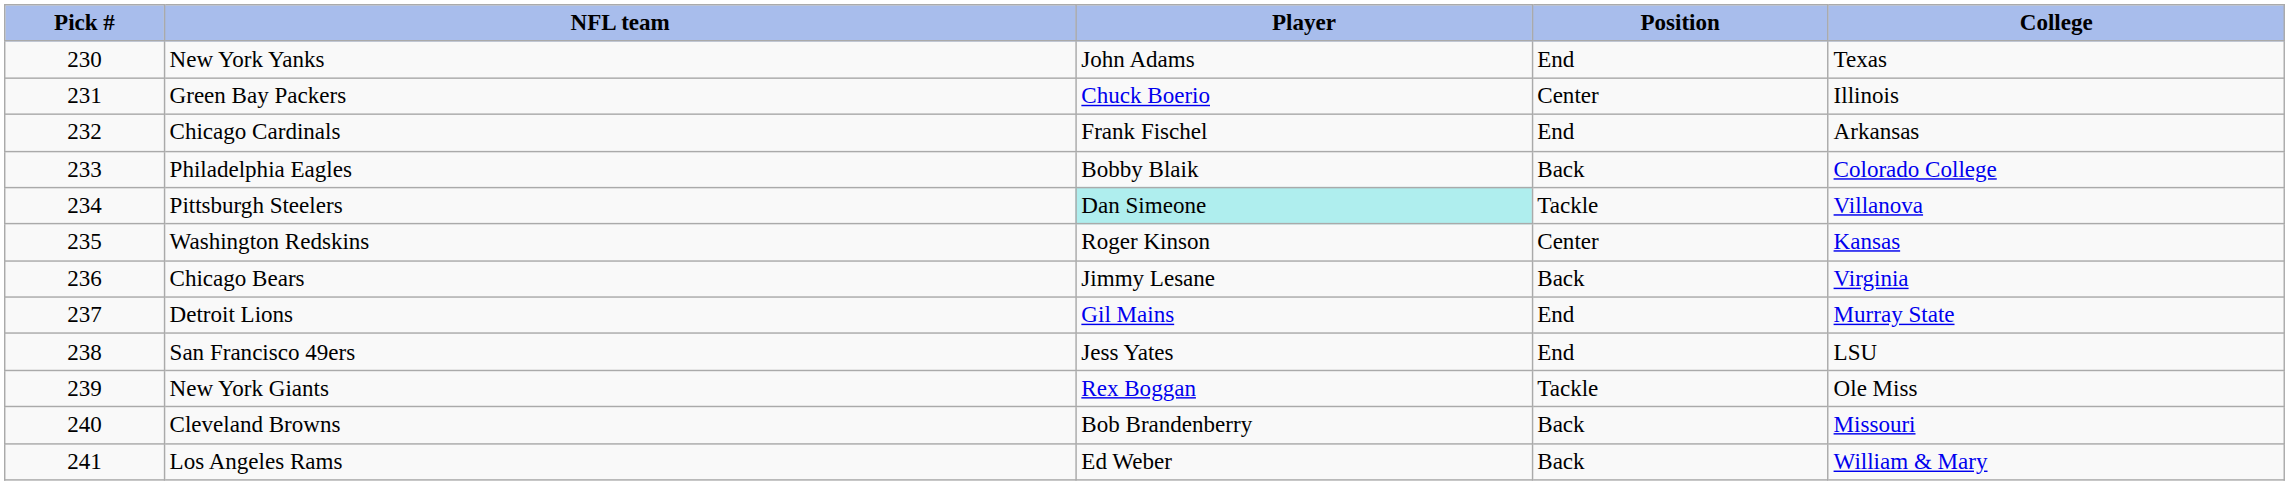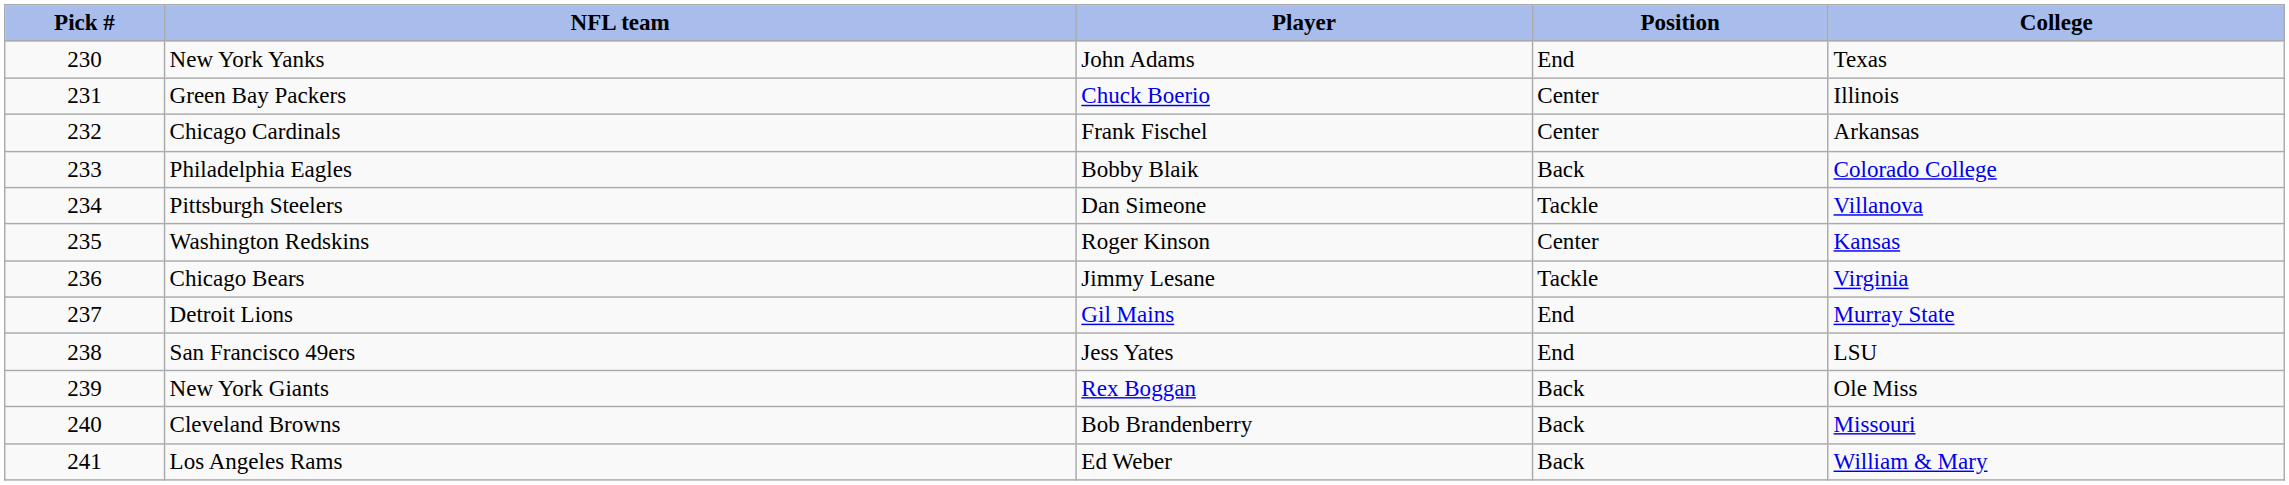(1556, 132) End -> (1568, 132) Center
(1144, 205) paleturquoise background -> (1144, 205) no background
(1561, 278) Back -> (1568, 278) Tackle
(1568, 388) Tackle -> (1561, 388) Back
